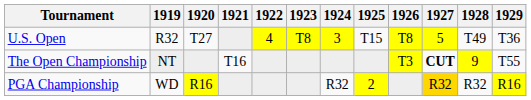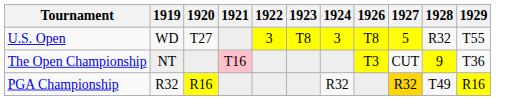- column: (371, 16)
(167, 38) R32 -> (167, 38) WD
(269, 38) 4 -> (269, 38) 3
(475, 38) T49 -> (439, 38) R32
(509, 38) T36 -> (473, 38) T55
(235, 61) no background -> (235, 61) pink background
(440, 61) bold -> (405, 61) normal
(509, 61) T55 -> (473, 61) T36
(167, 84) WD -> (167, 84) R32
(475, 84) R32 -> (439, 84) T49
